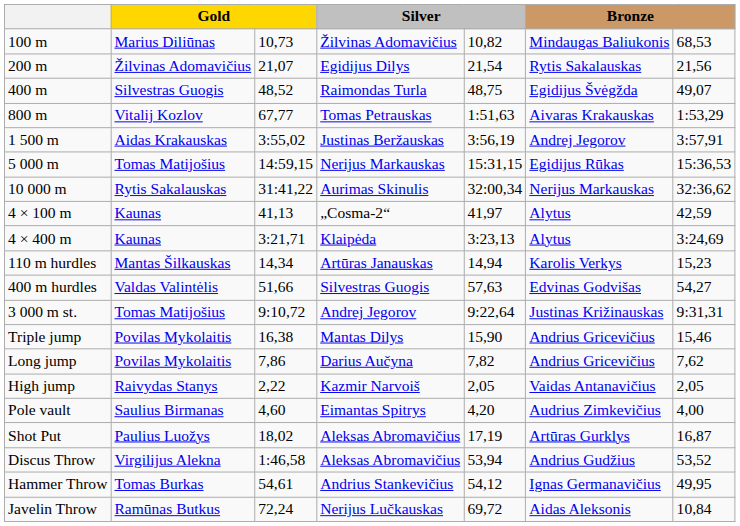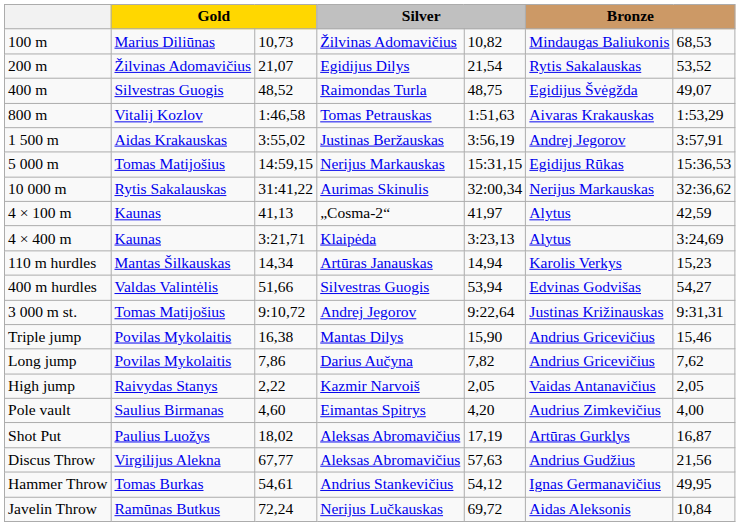(694, 66) 21,56 -> (694, 66) 53,52
(276, 115) 67,77 -> (282, 115) 1:46,58
(485, 287) 57,63 -> (485, 287) 53,94
(282, 459) 1:46,58 -> (276, 459) 67,77
(485, 459) 53,94 -> (485, 459) 57,63
(694, 459) 53,52 -> (694, 459) 21,56
